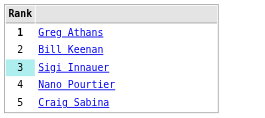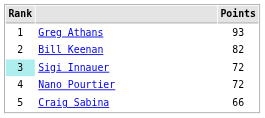+ column: (238, 14)
(20, 33) bold -> (20, 33) normal
